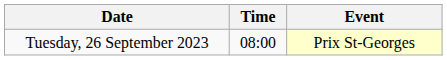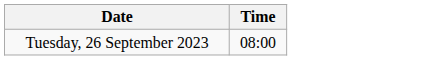- column: (364, 17)
